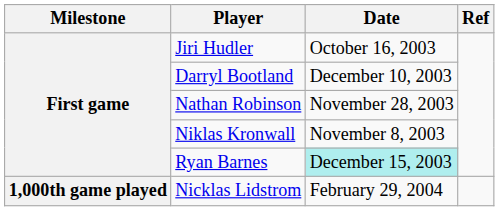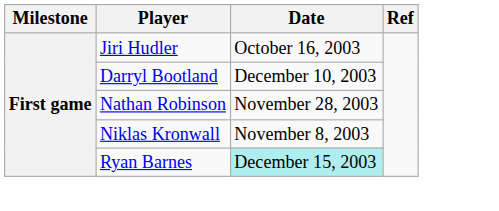- row: (238, 190)
